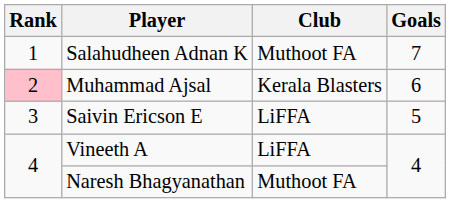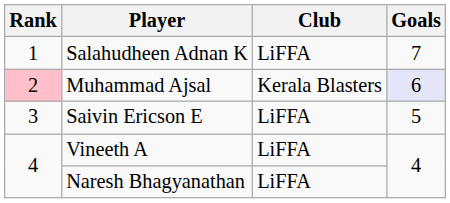(307, 52) Muthoot FA -> (284, 52) LiFFA
(416, 85) no background -> (416, 85) lavender background
(307, 181) Muthoot FA -> (284, 181) LiFFA
